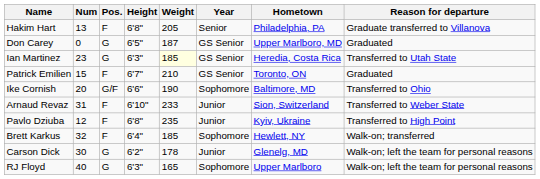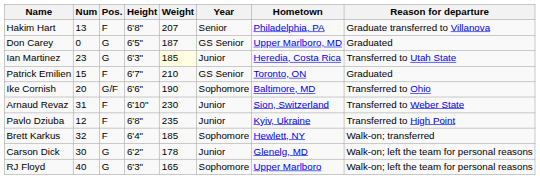(170, 27) 205 -> (170, 27) 207
(221, 58) GS Senior -> (212, 58) Junior
(170, 105) 233 -> (170, 105) 230
